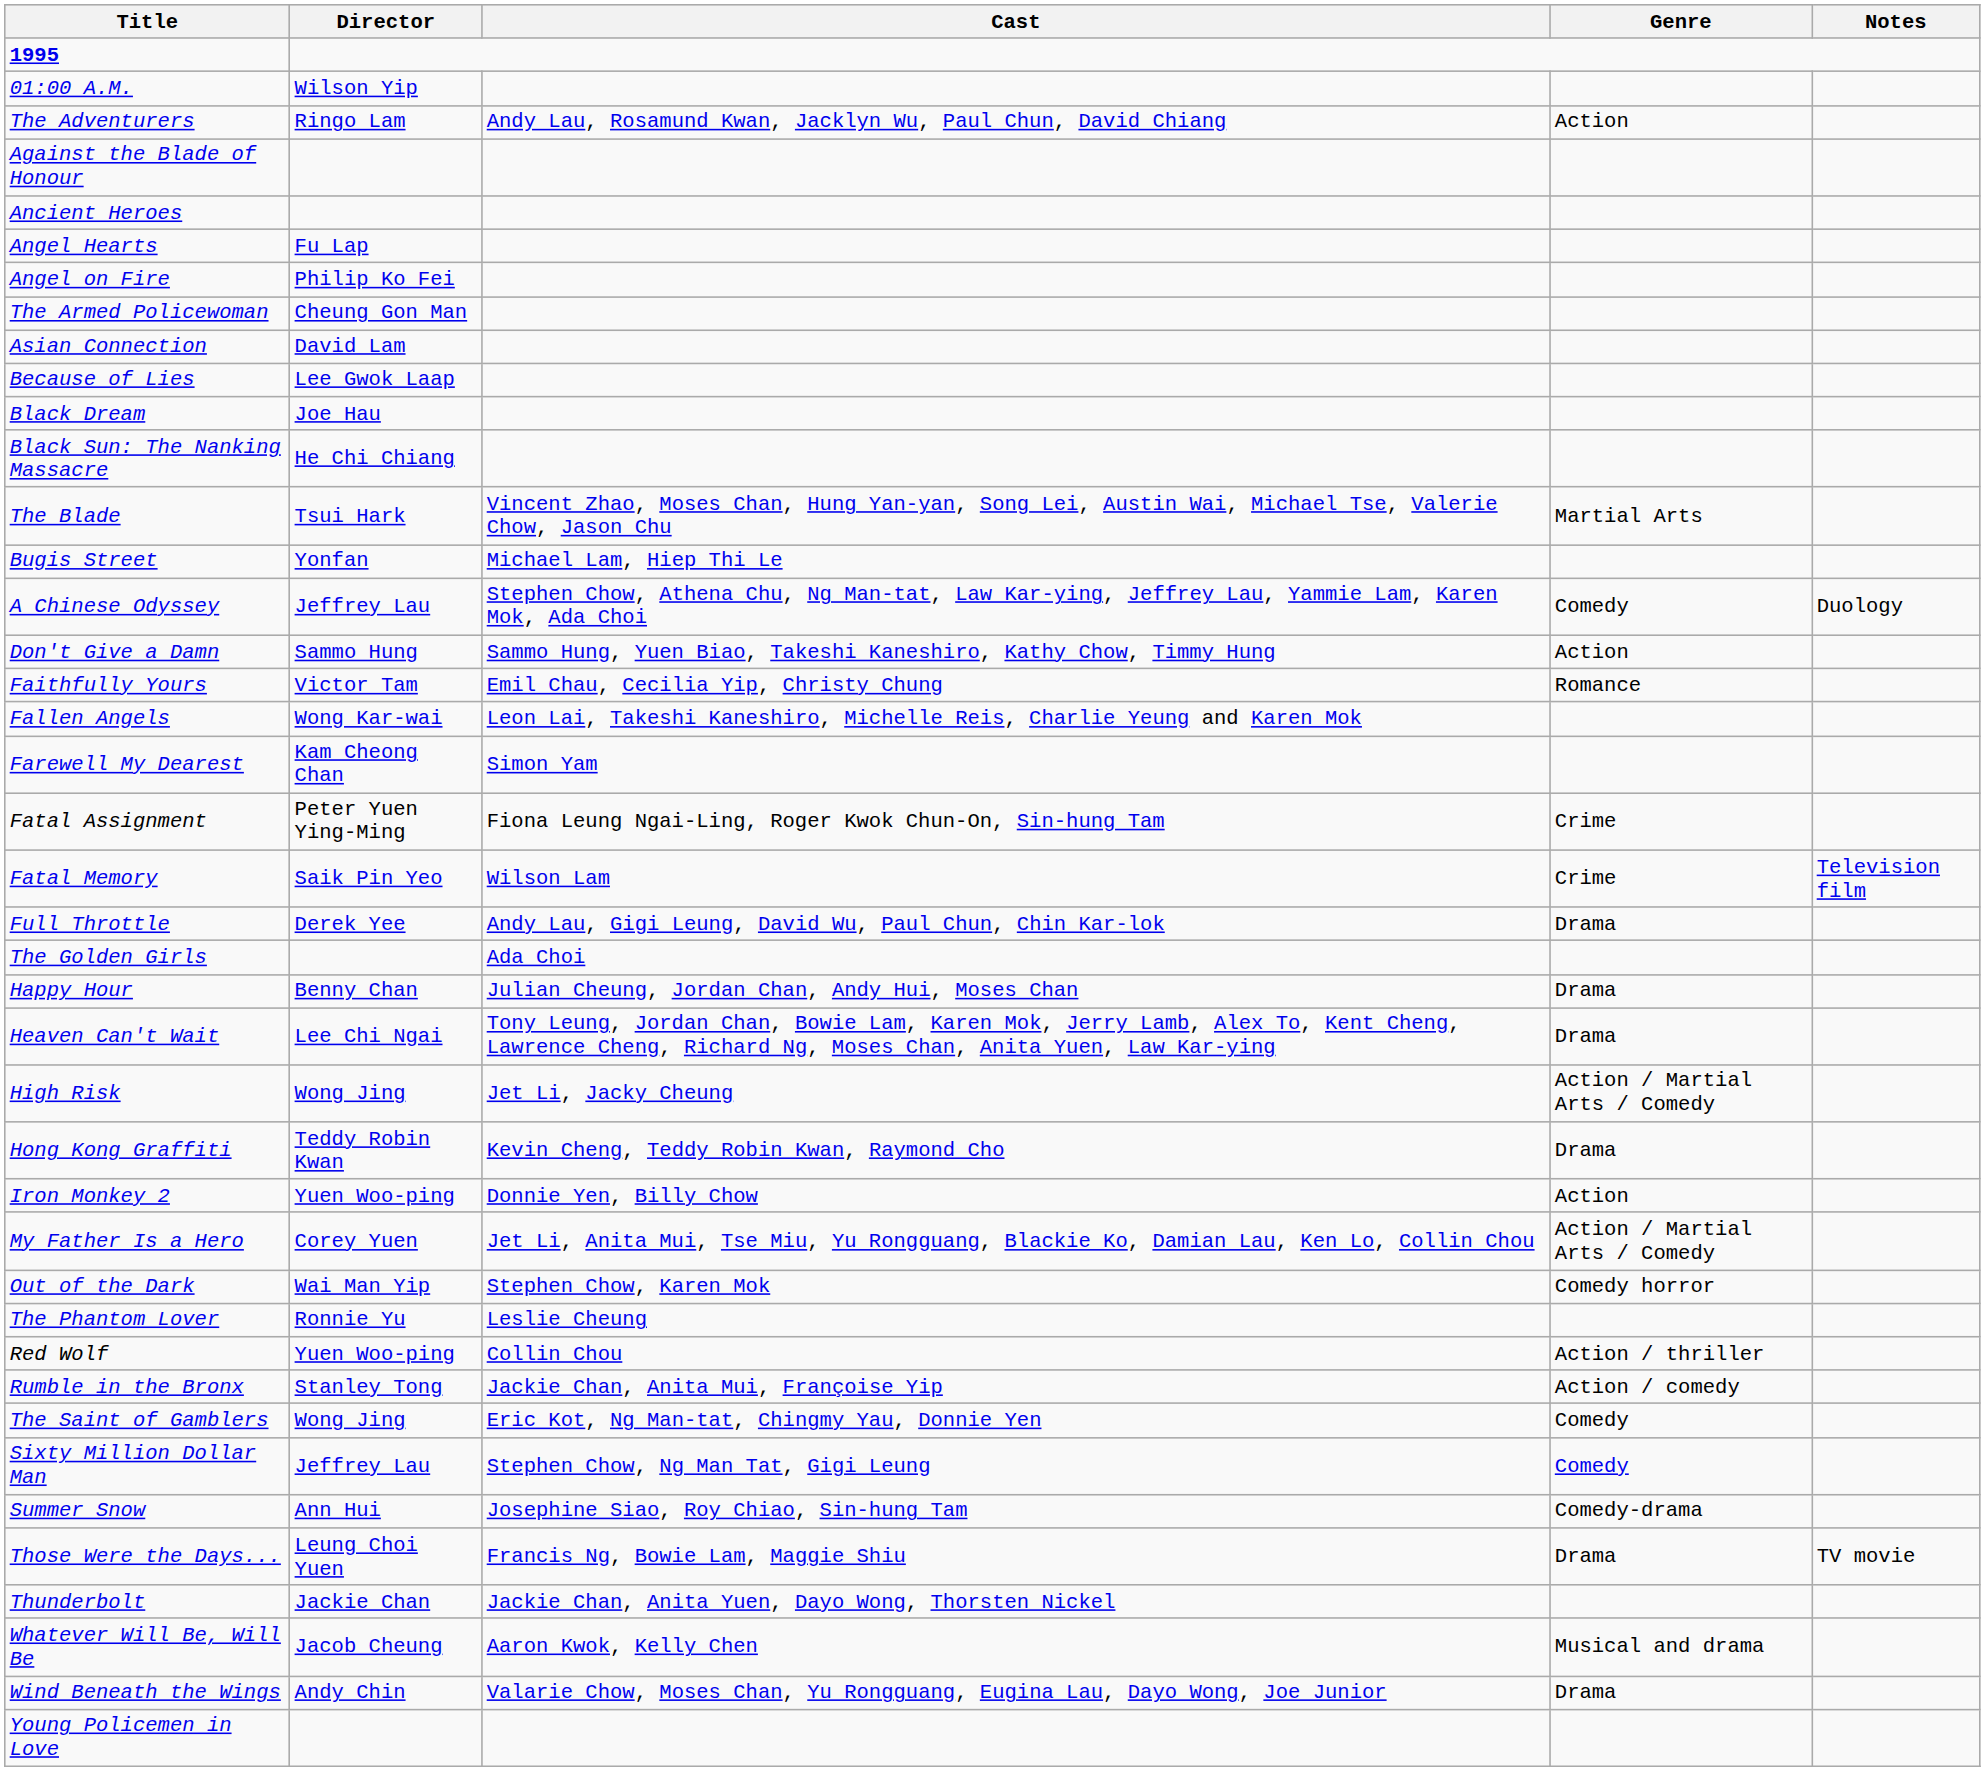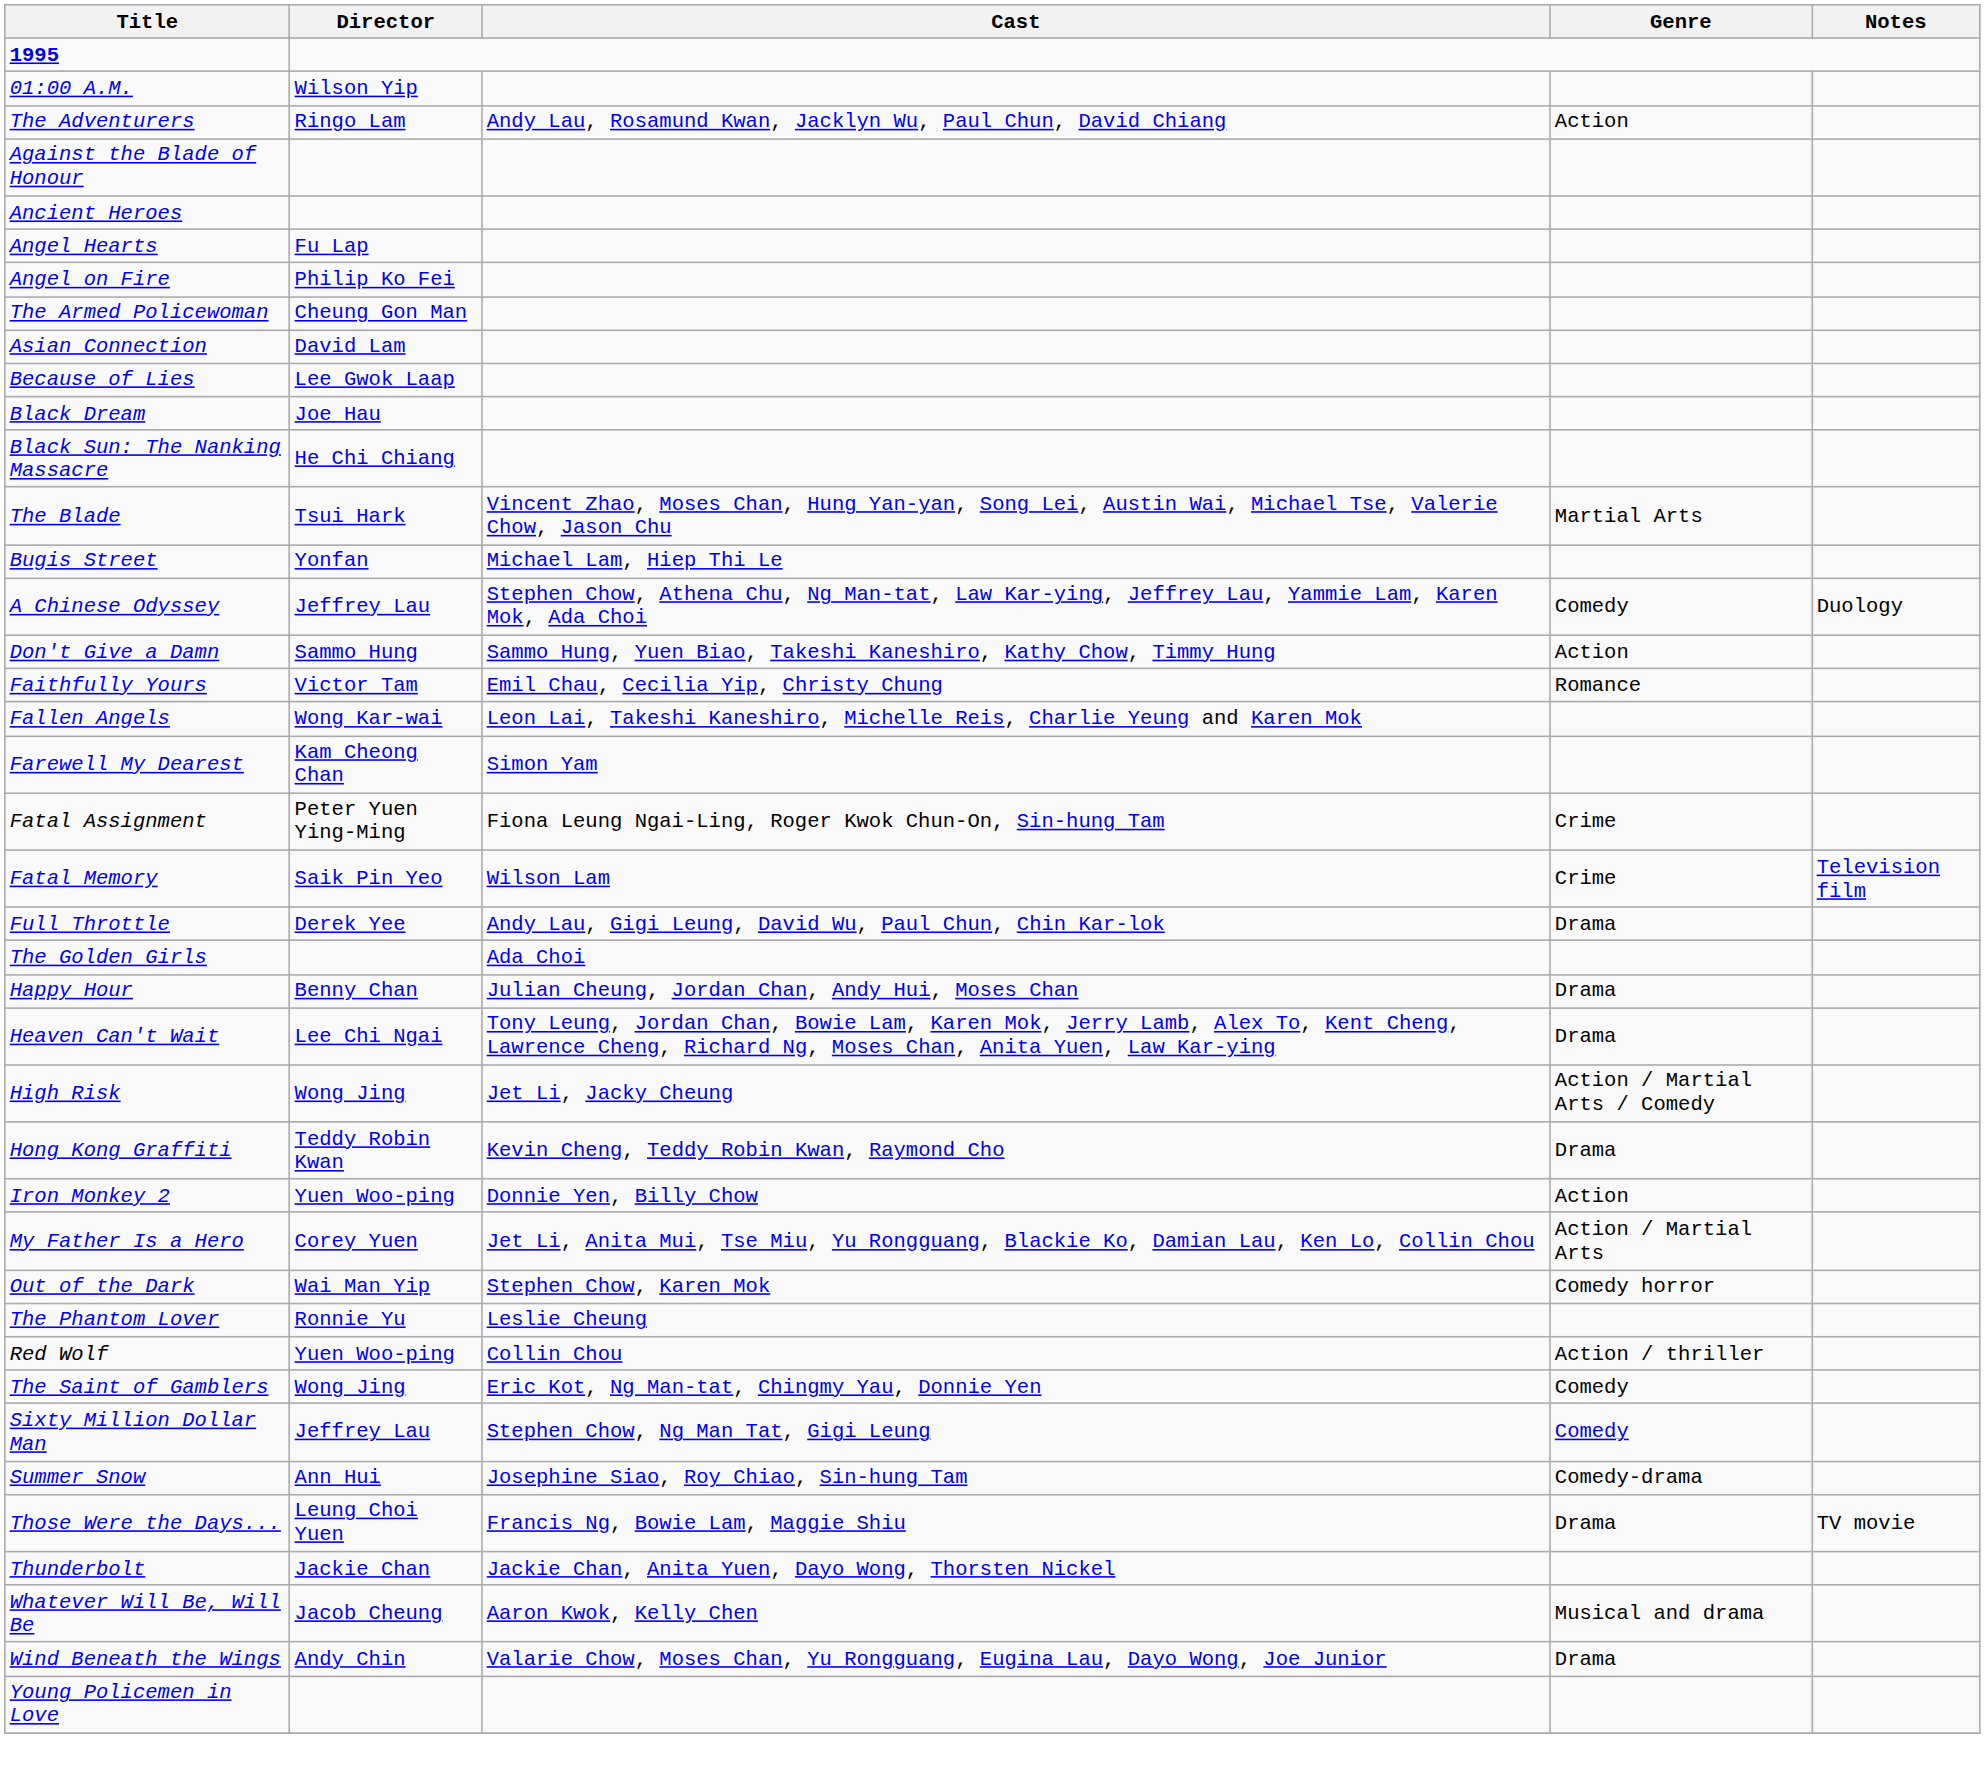(1653, 1241) Action / Martial Arts / Comedy -> (1653, 1241) Action / Martial Arts
- row: (127, 1387)
